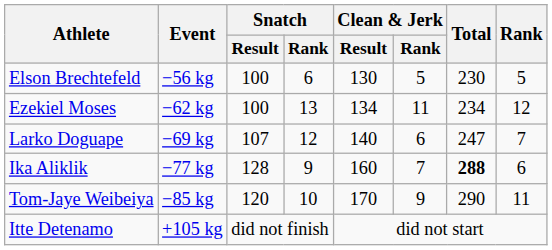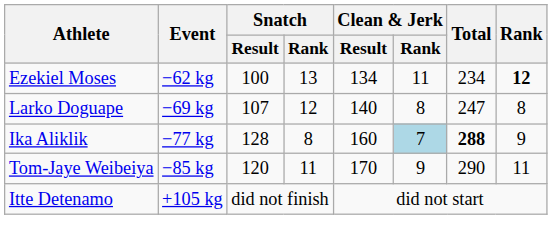- row: (75, 78)
(521, 108) normal -> (521, 78) bold
(420, 138) 6 -> (420, 108) 8
(521, 138) 7 -> (521, 108) 8
(308, 169) 9 -> (308, 138) 8
(420, 169) no background -> (420, 138) lightblue background
(521, 169) 6 -> (521, 138) 9
(308, 199) 10 -> (308, 169) 11
